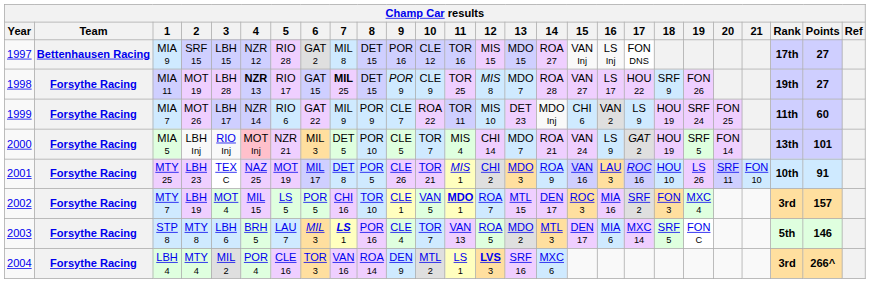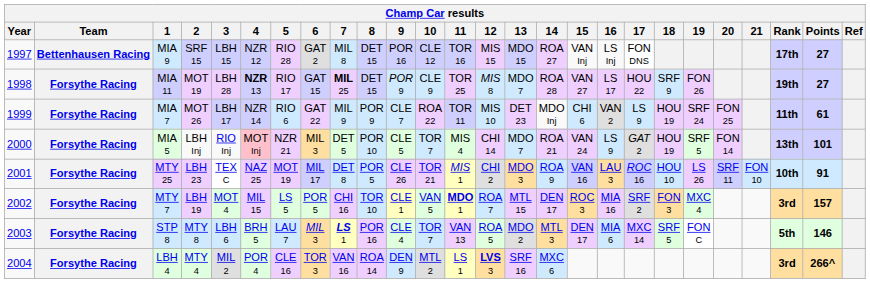(823, 114) 60 -> (823, 114) 61
